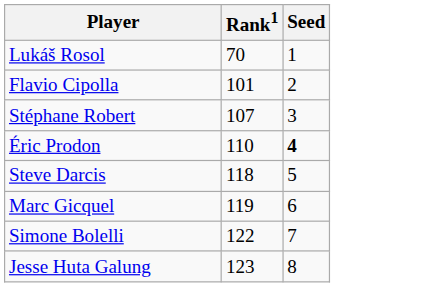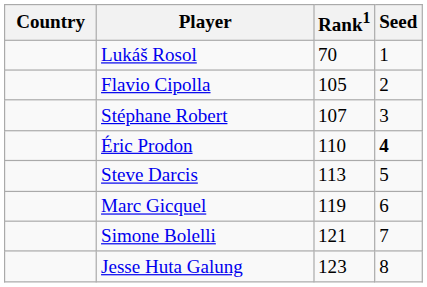+ column: (51, 22)
(240, 85) 101 -> (332, 85) 105
(240, 175) 118 -> (332, 175) 113
(240, 236) 122 -> (332, 236) 121
